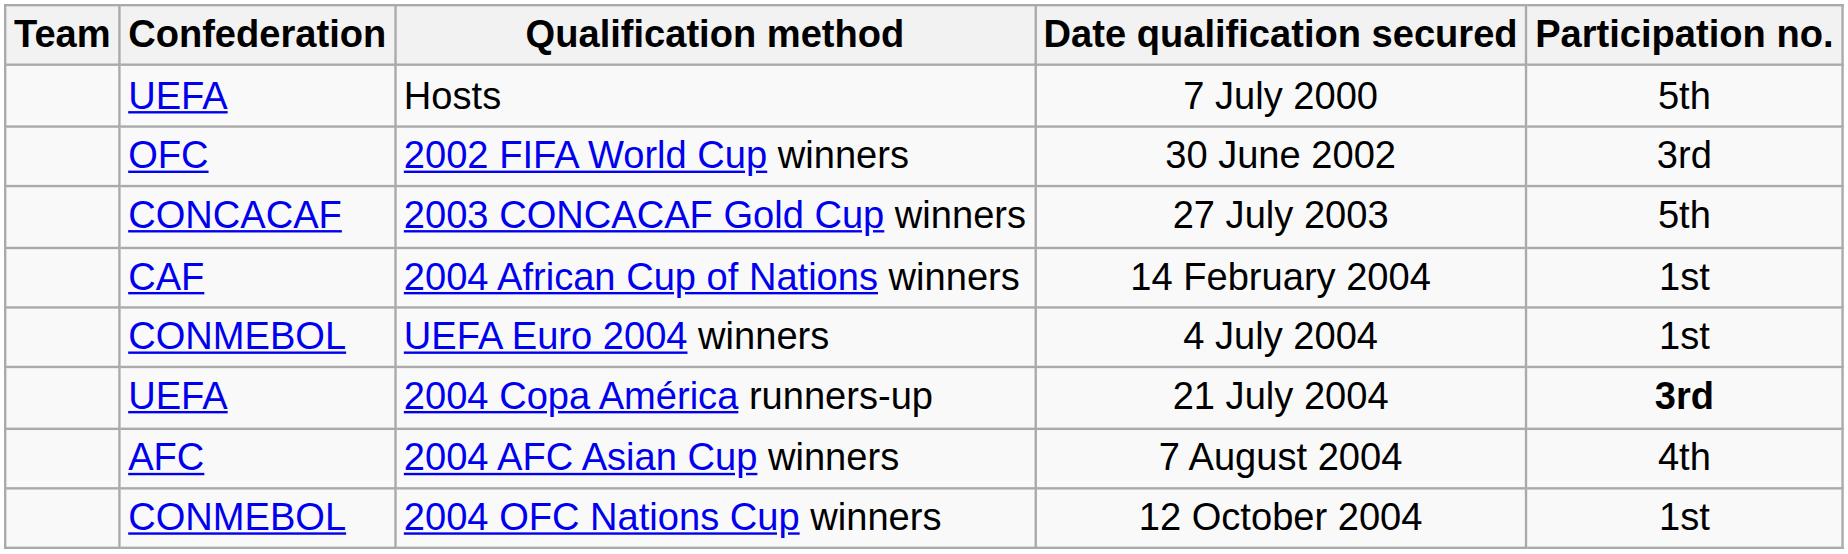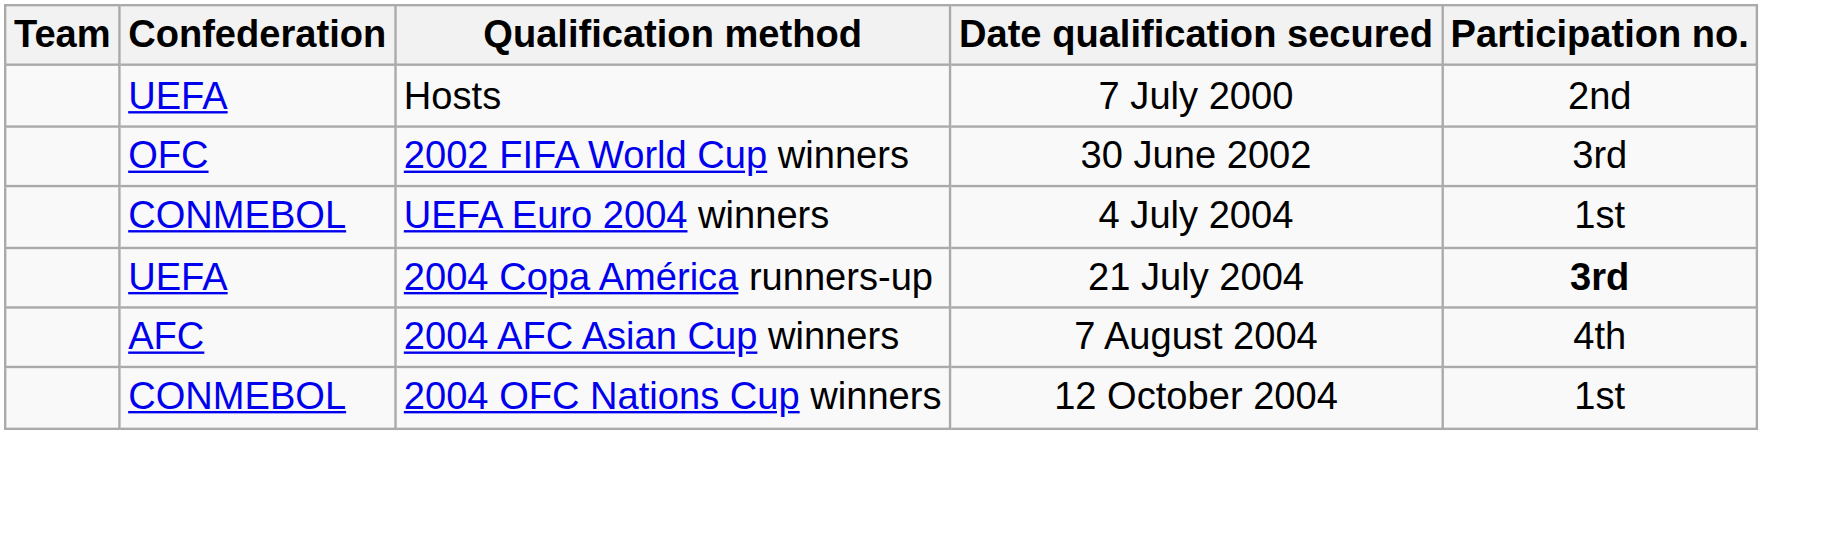(1684, 95) 5th -> (1600, 95) 2nd
- row: (715, 215)
- row: (712, 276)
